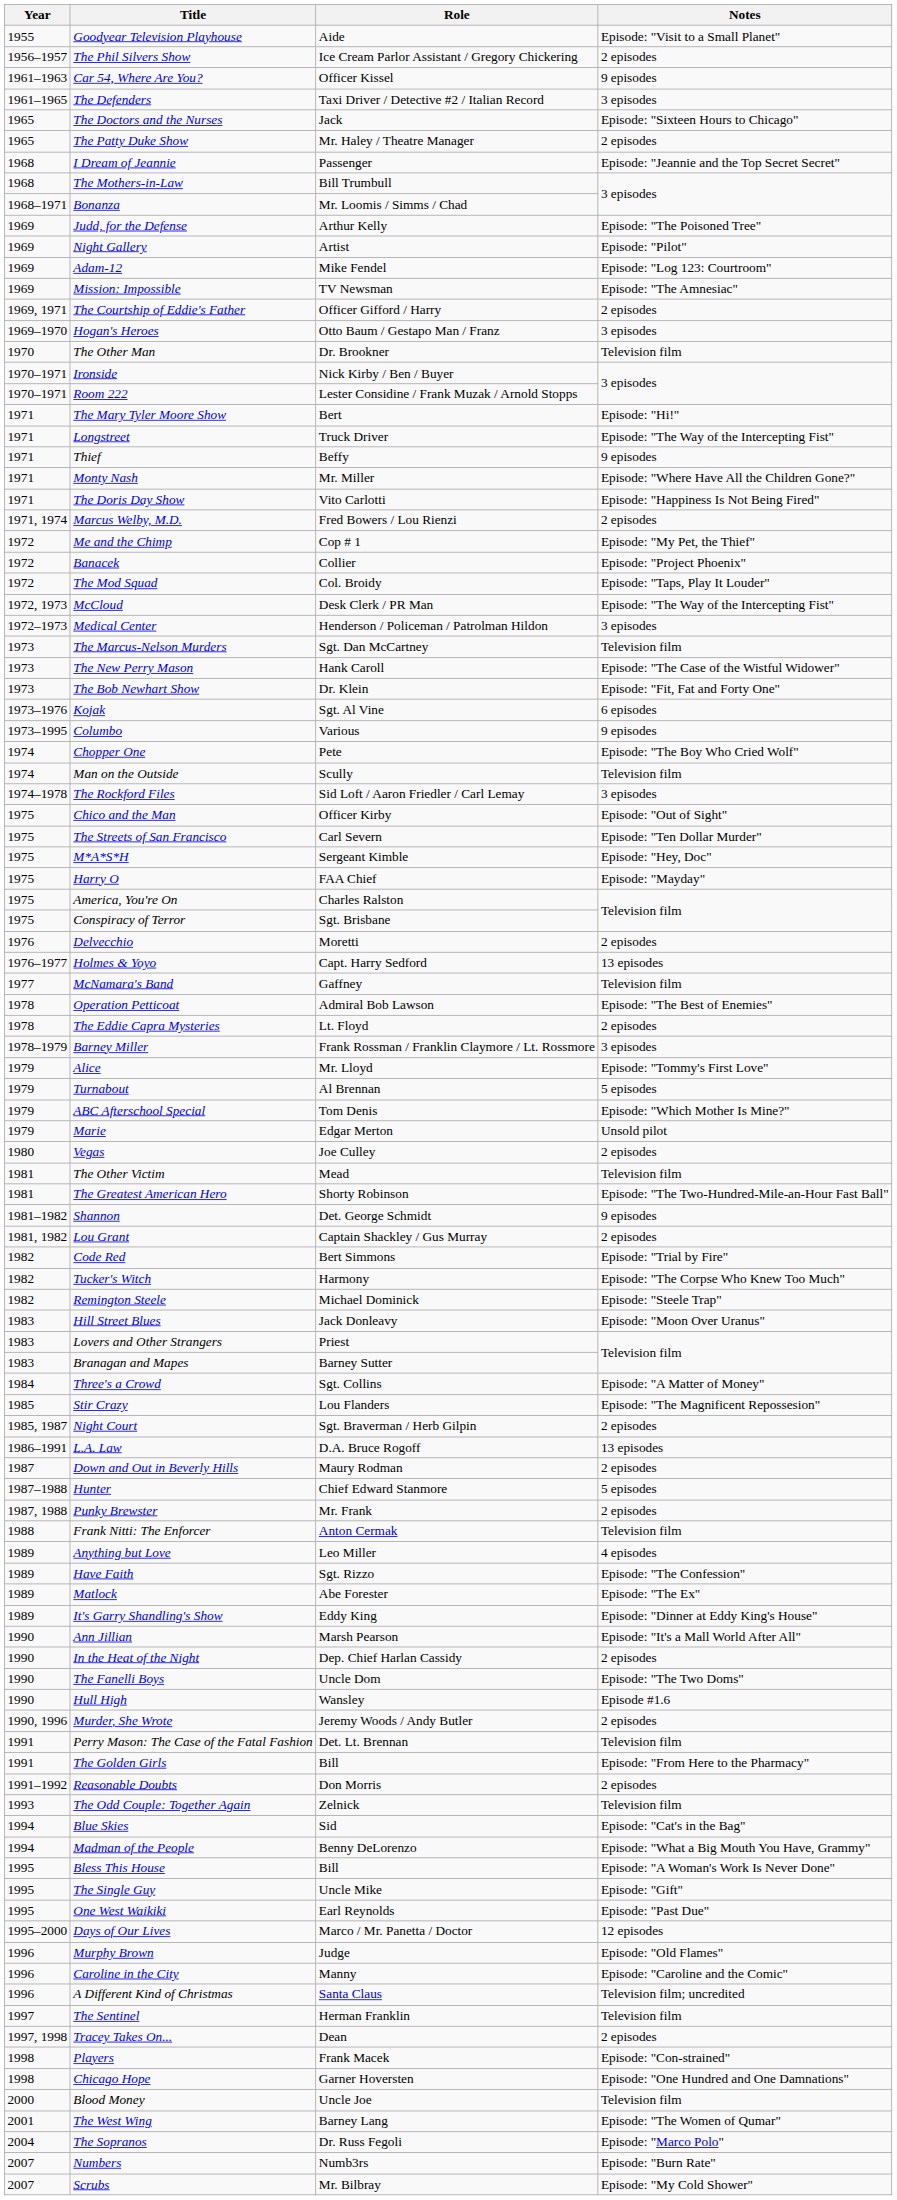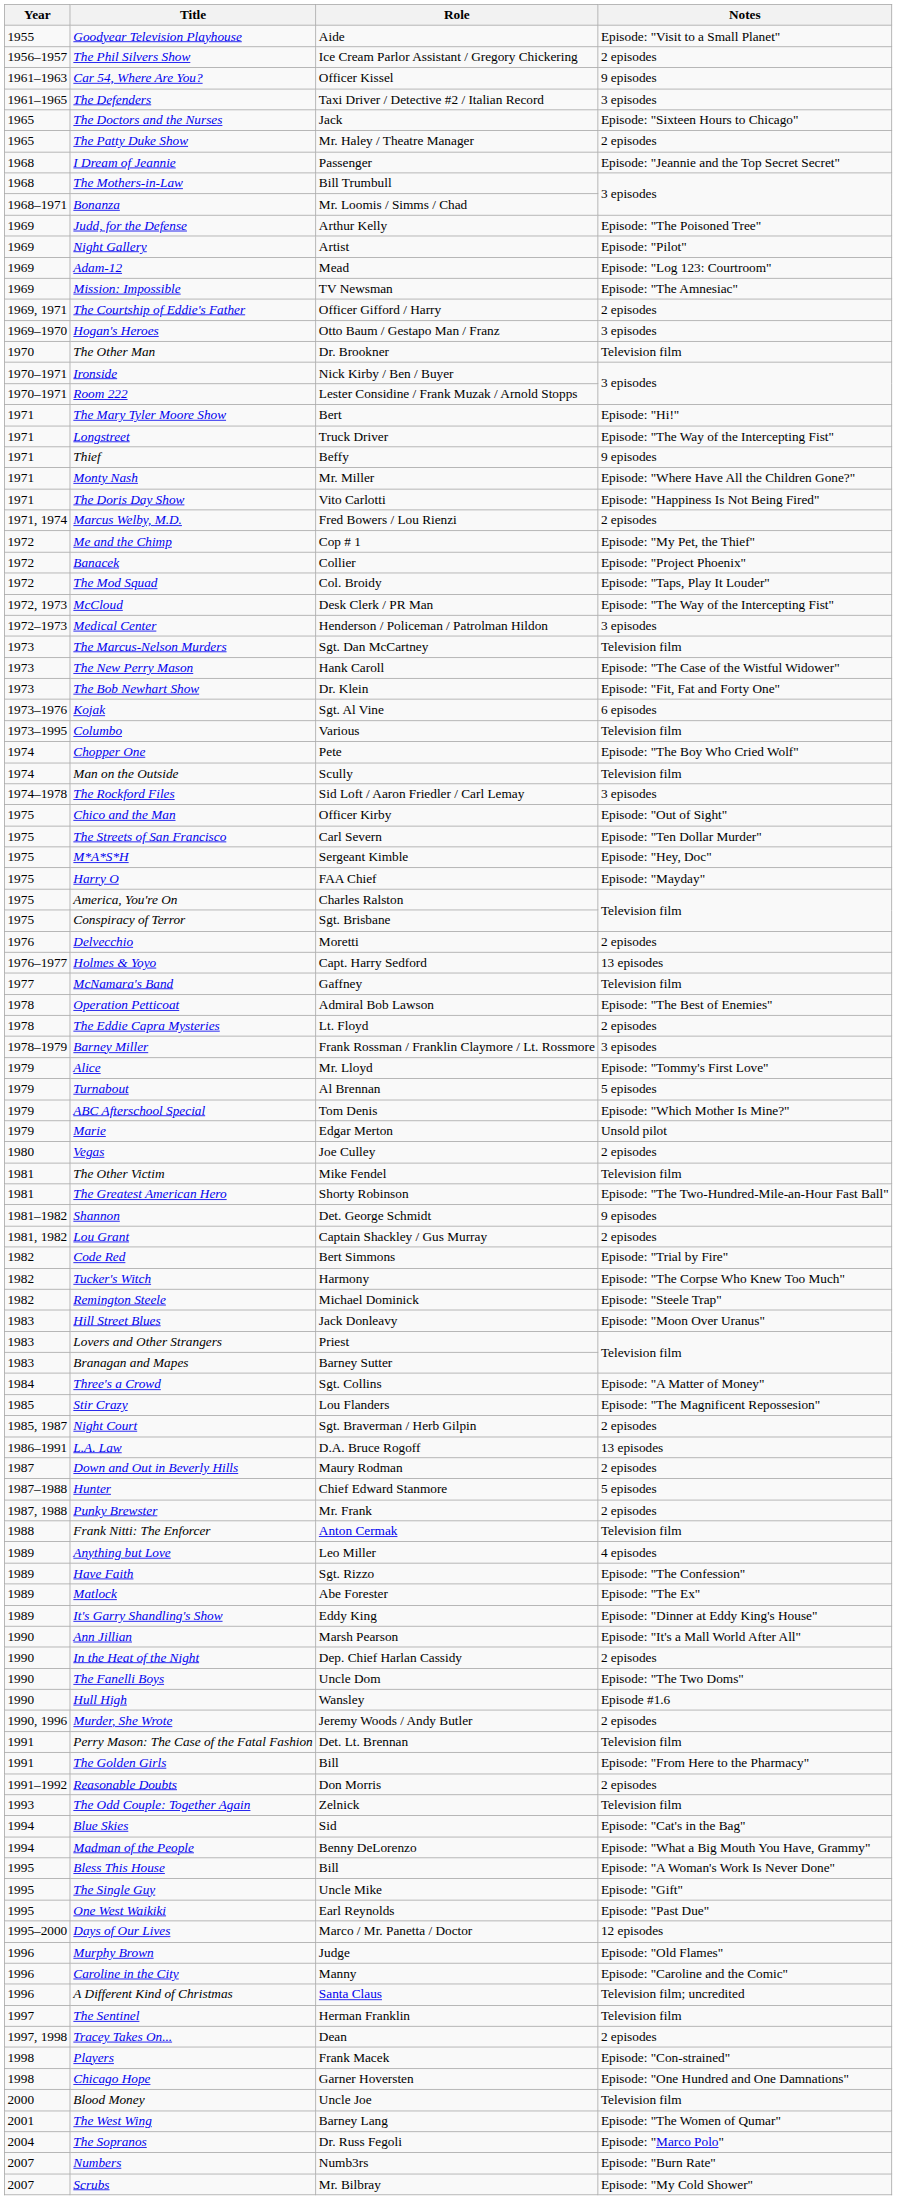(353, 267) Mike Fendel -> (334, 267) Mead
(629, 731) 9 episodes -> (641, 731) Television film
(334, 1173) Mead -> (353, 1173) Mike Fendel
